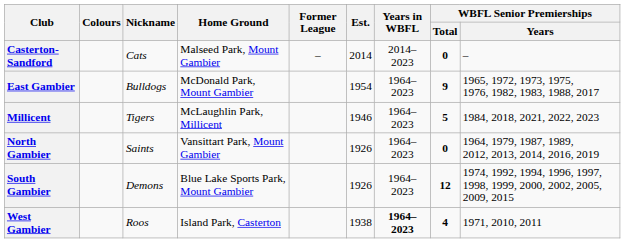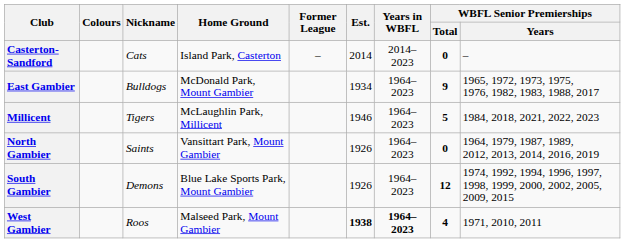(229, 55) Malseed Park, Mount Gambier -> (231, 55) Island Park, Casterton
(361, 86) 1954 -> (361, 86) 1934
(231, 222) Island Park, Casterton -> (229, 222) Malseed Park, Mount Gambier
(361, 222) normal -> (361, 222) bold
